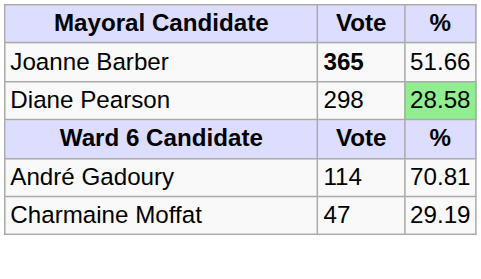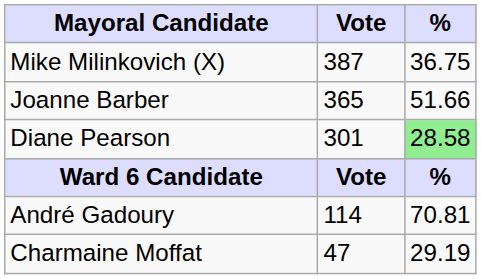+ row: (118, 61)
(344, 61) bold -> (344, 100) normal
(344, 100) 298 -> (344, 138) 301
